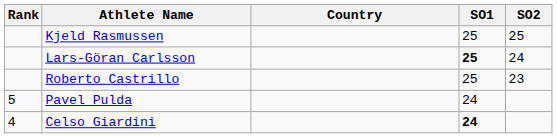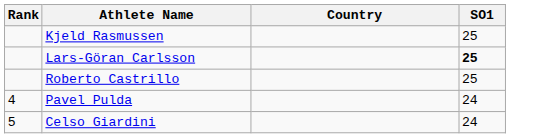- column: (529, 15)
(12, 101) 5 -> (12, 101) 4
(12, 122) 4 -> (12, 122) 5
(470, 122) bold -> (470, 122) normal
